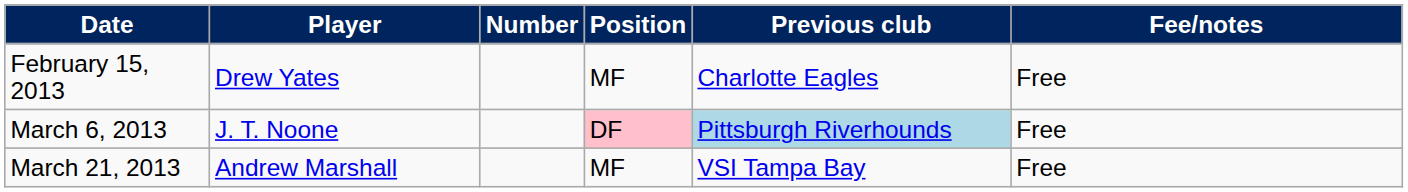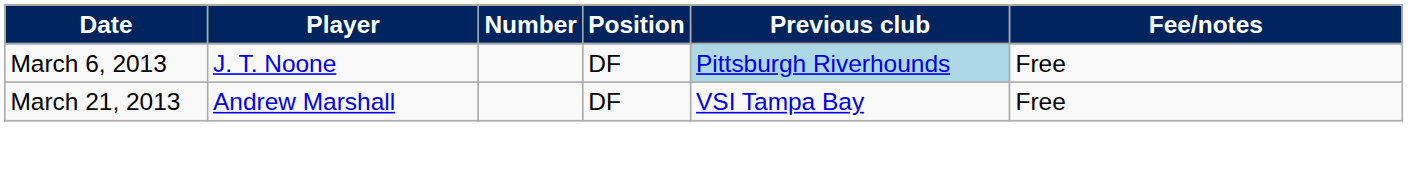- row: (80, 77)
(606, 129) pink background -> (605, 63) no background
(607, 168) MF -> (605, 102) DF
